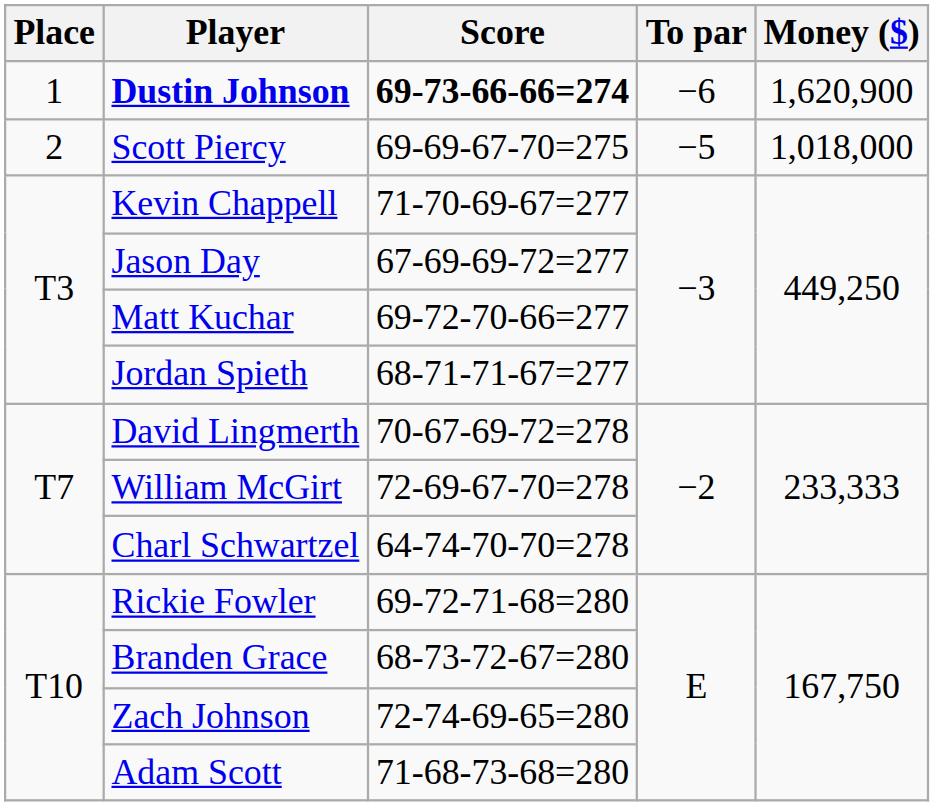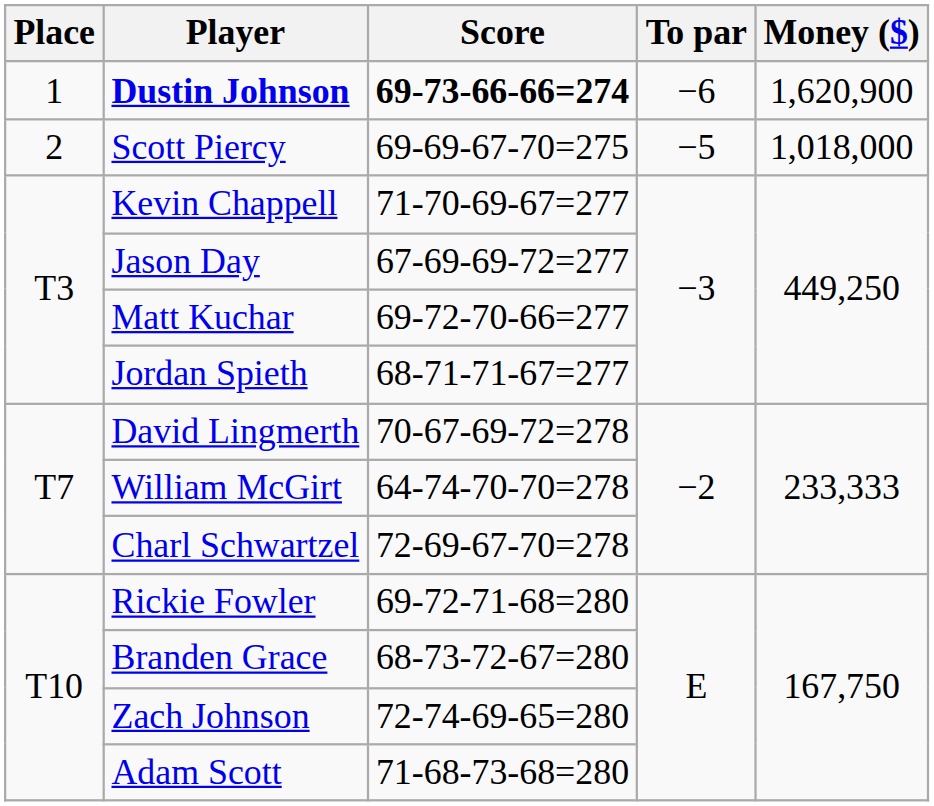(503, 487) 72-69-67-70=278 -> (503, 487) 64-74-70-70=278
(503, 544) 64-74-70-70=278 -> (503, 544) 72-69-67-70=278
